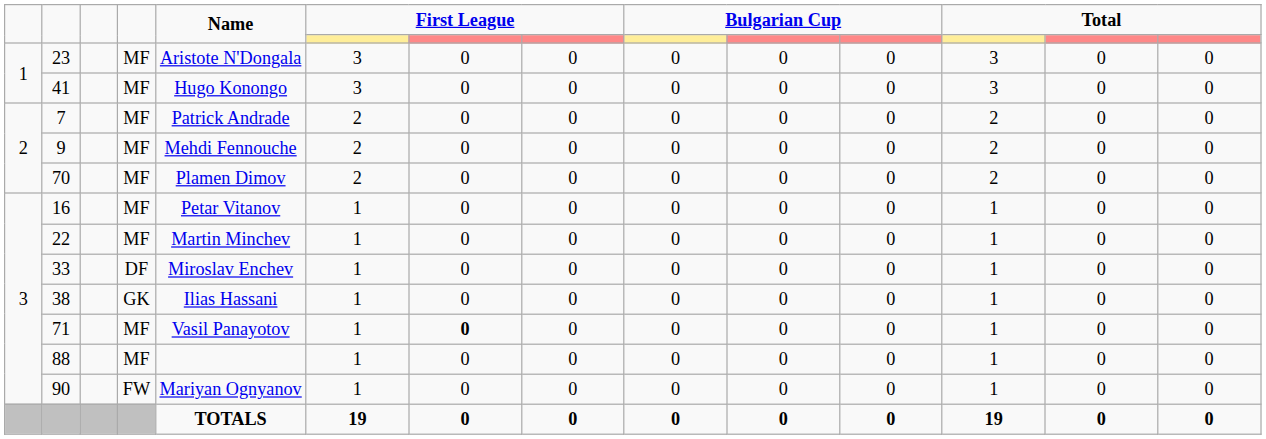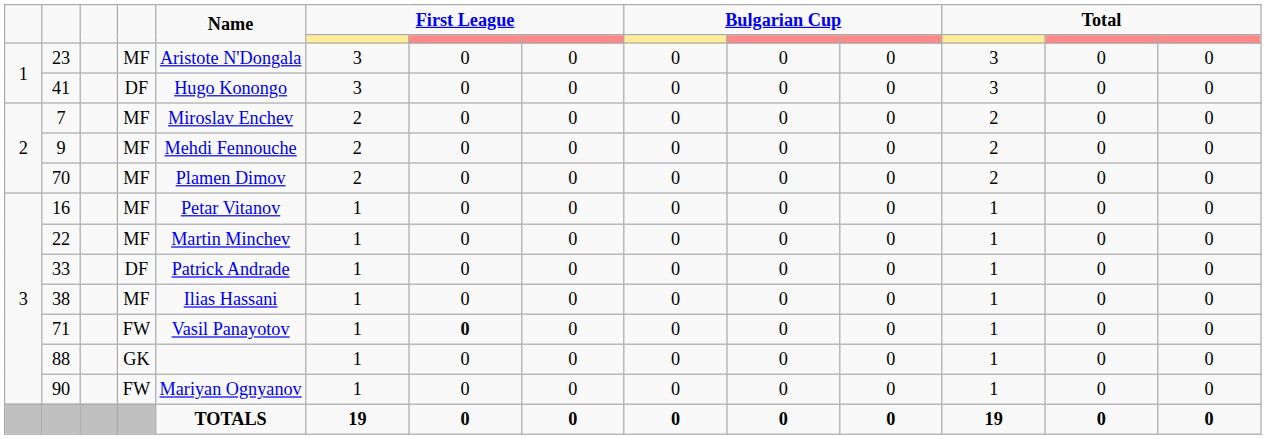(136, 88) MF -> (136, 88) DF
(231, 118) Patrick Andrade -> (231, 118) Miroslav Enchev
(231, 268) Miroslav Enchev -> (231, 268) Patrick Andrade
(136, 298) GK -> (136, 298) MF
(136, 328) MF -> (136, 328) FW
(136, 359) MF -> (136, 359) GK
